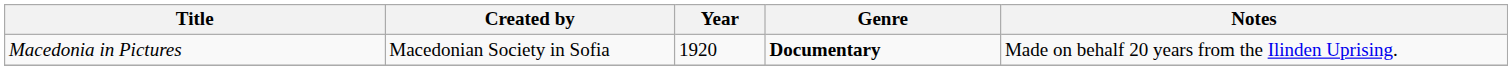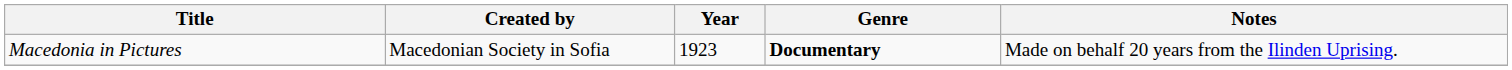(698, 49) 1920 -> (698, 49) 1923
